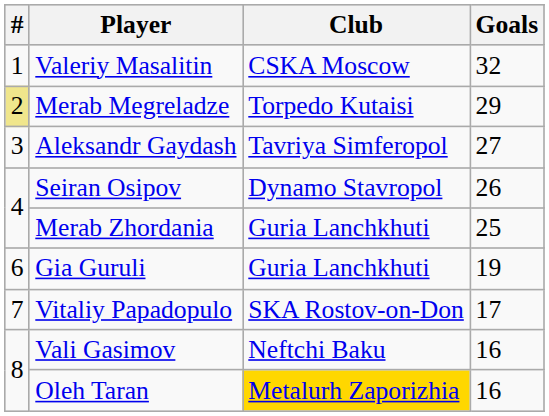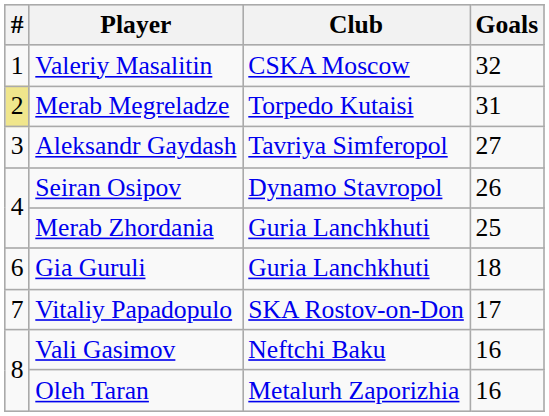(488, 106) 29 -> (488, 106) 31
(488, 268) 19 -> (488, 268) 18
(354, 390) gold background -> (354, 390) no background
